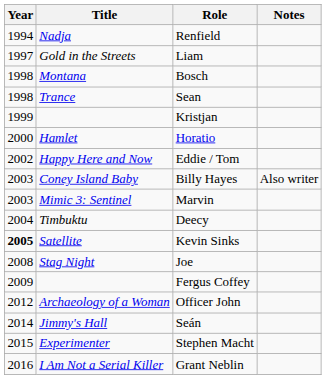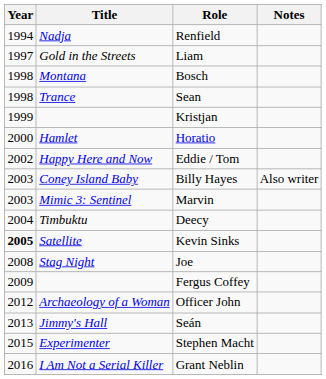(20, 323) 2014 -> (20, 323) 2013
